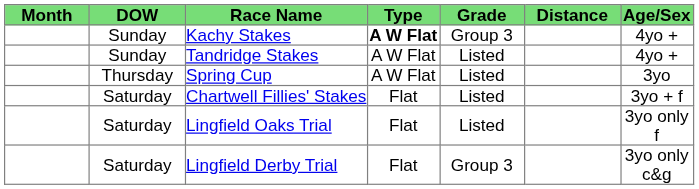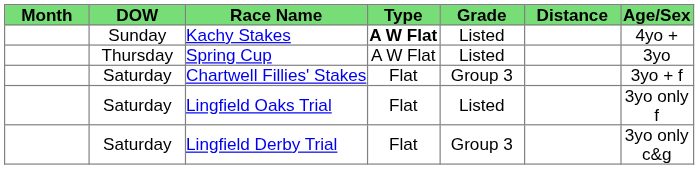(482, 35) Group 3 -> (482, 35) Listed
- row: (252, 55)
(482, 96) Listed -> (482, 75) Group 3
